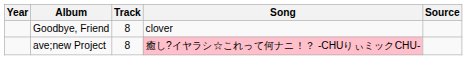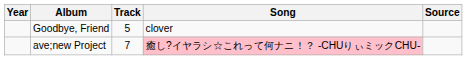(127, 28) 8 -> (127, 28) 5
(127, 46) 8 -> (127, 46) 7
